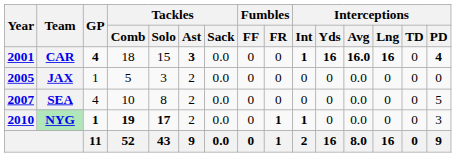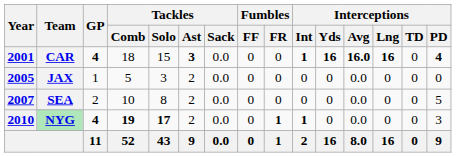(95, 99) 4 -> (95, 99) 2
(95, 120) 1 -> (95, 120) 4
